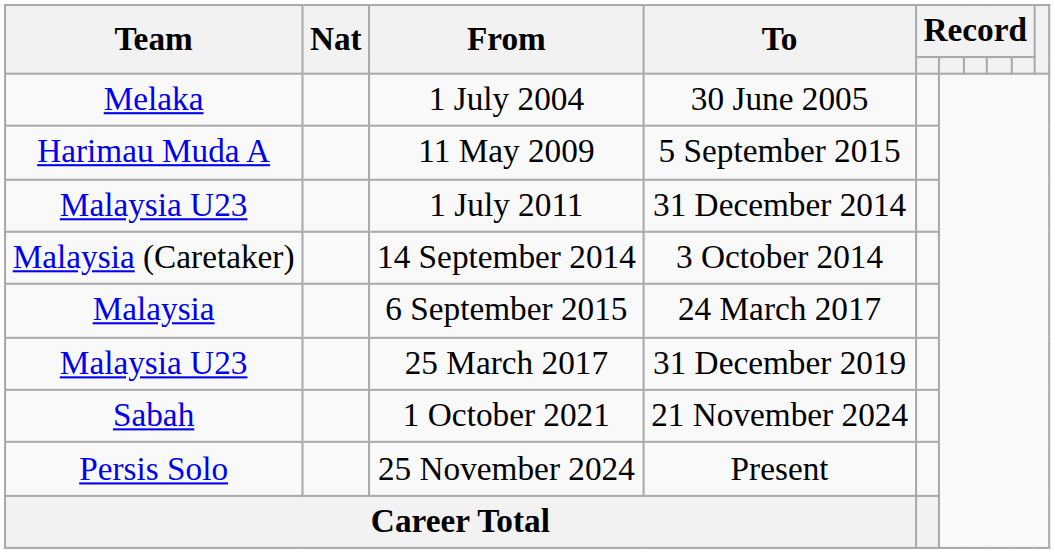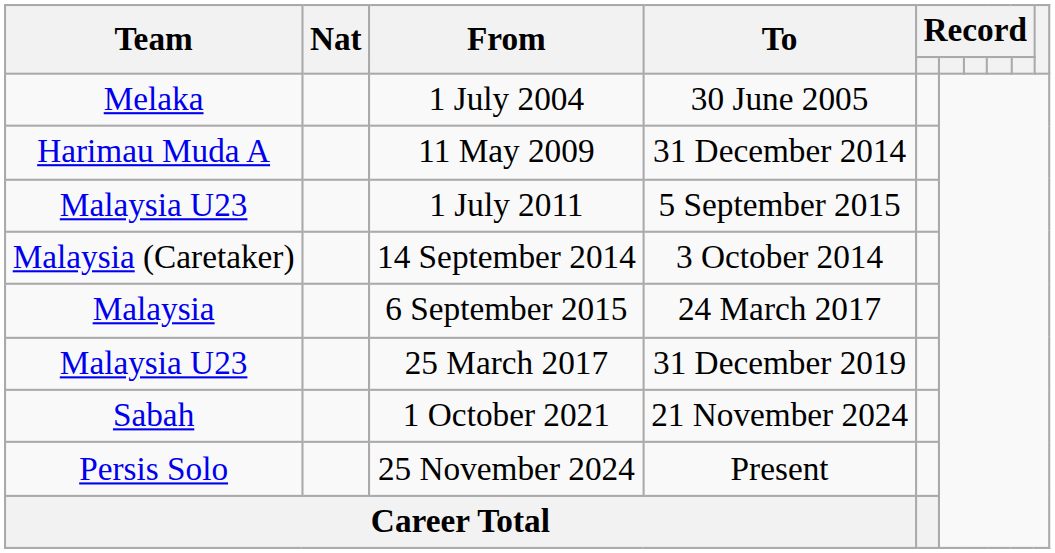(780, 151) 5 September 2015 -> (780, 151) 31 December 2014
(780, 204) 31 December 2014 -> (780, 204) 5 September 2015
